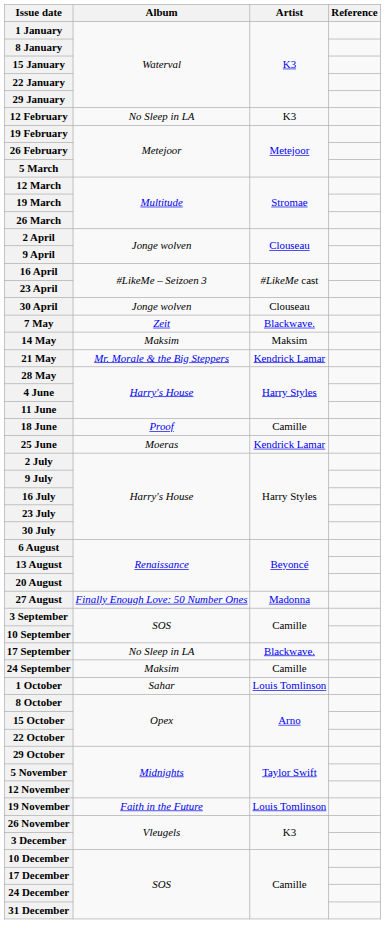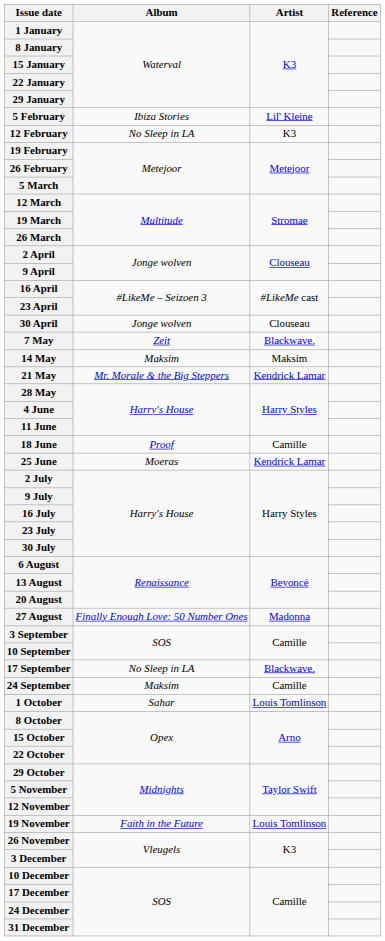+ row: (39, 116)
